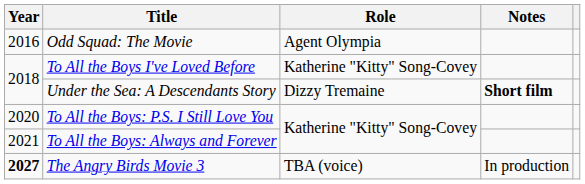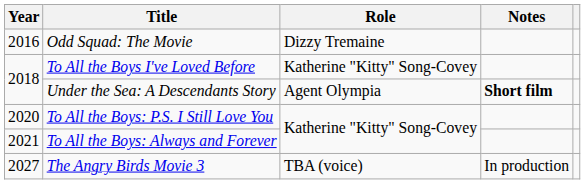(332, 41) Agent Olympia -> (334, 41) Dizzy Tremaine
(334, 91) Dizzy Tremaine -> (332, 91) Agent Olympia
(24, 166) bold -> (24, 166) normal
